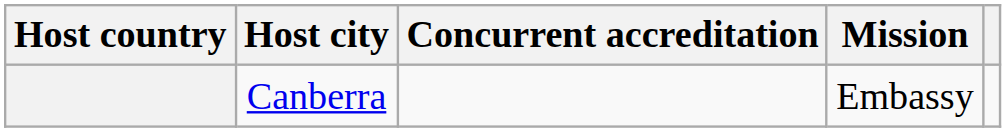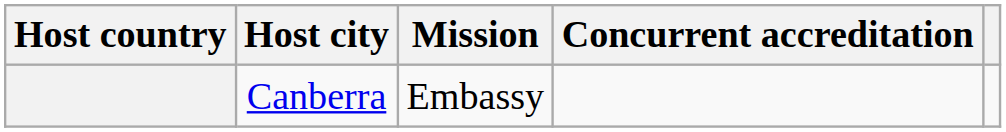columns swapped: (905, 34) <-> (613, 34)
